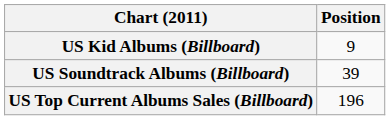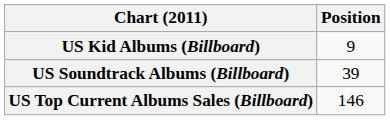(351, 100) 196 -> (351, 100) 146
